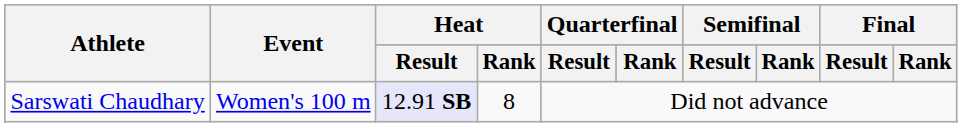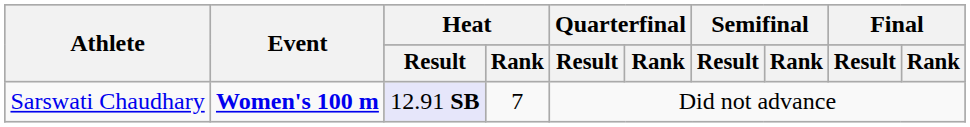(293, 101) normal -> (297, 101) bold
(509, 101) 8 -> (517, 101) 7
